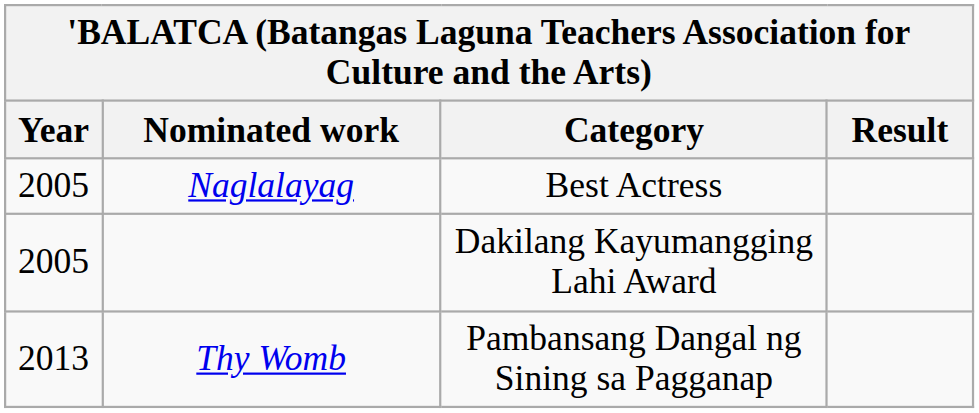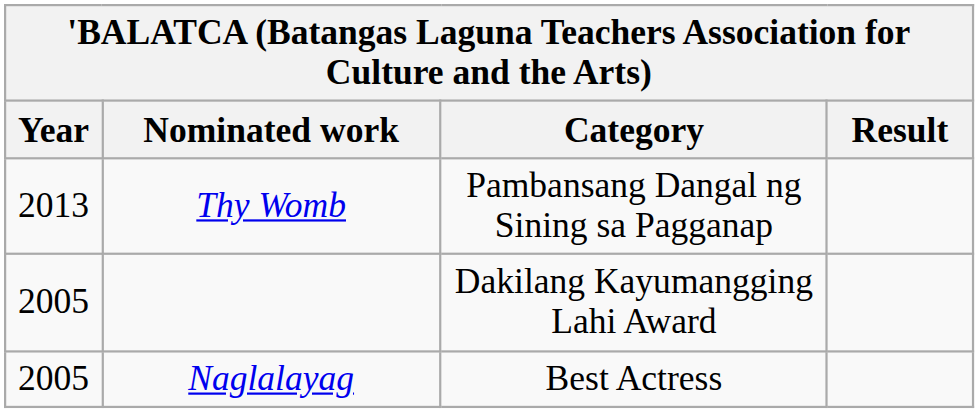rows swapped: (271, 357) <-> (271, 185)
